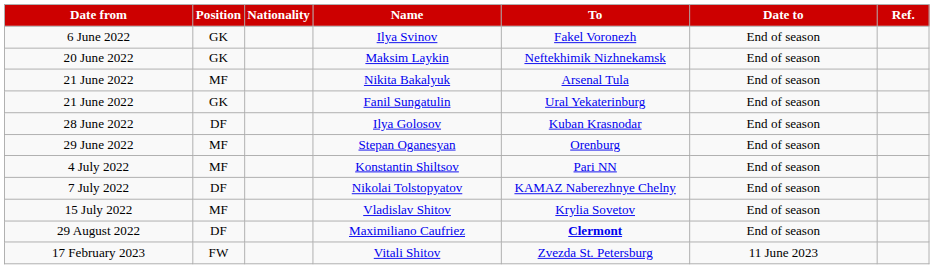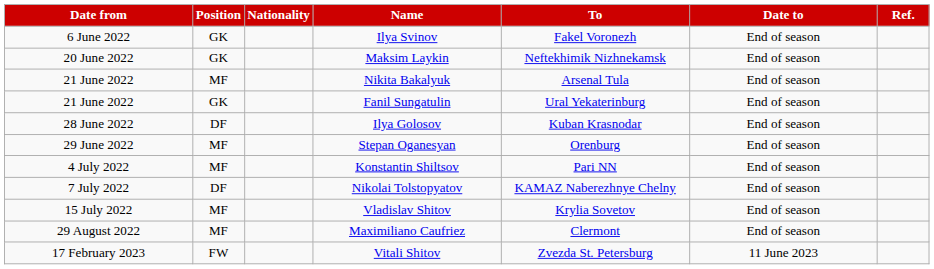(218, 231) DF -> (218, 231) MF
(595, 231) bold -> (595, 231) normal
